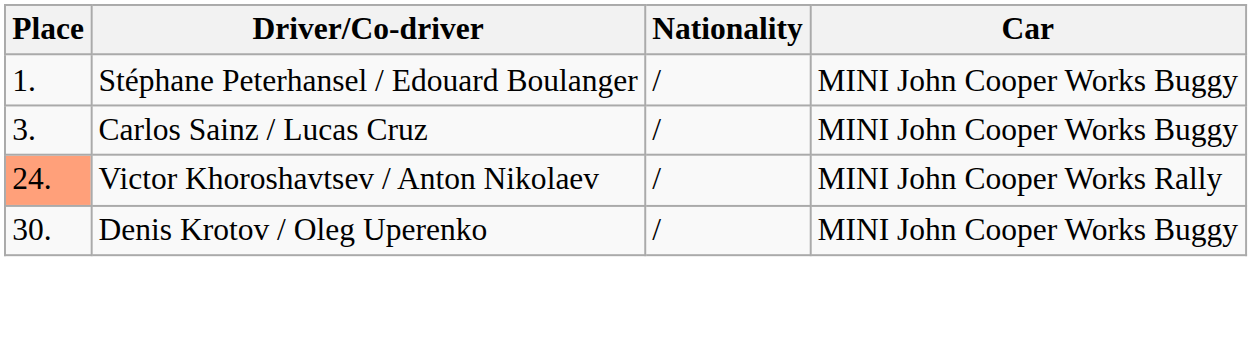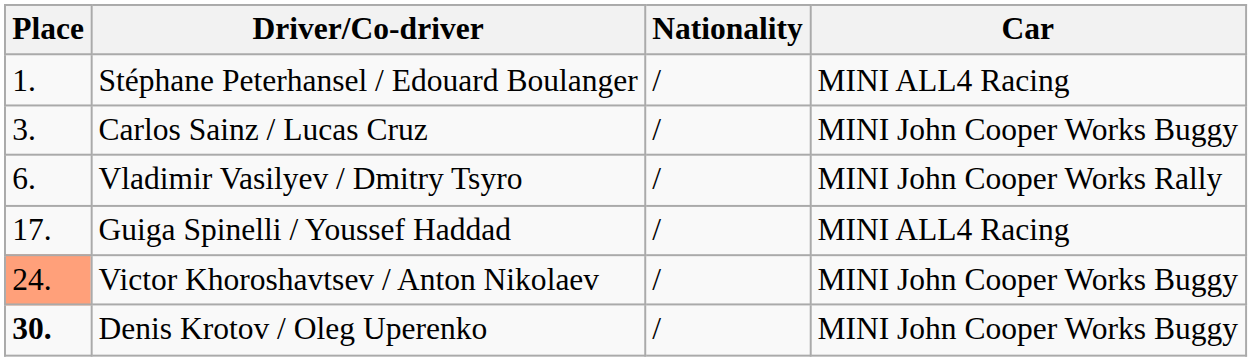(1028, 79) MINI John Cooper Works Buggy -> (943, 79) MINI ALL4 Racing
+ row: (310, 179)
+ row: (305, 229)
(1020, 179) MINI John Cooper Works Rally -> (1028, 279) MINI John Cooper Works Buggy
(32, 229) normal -> (32, 329) bold
